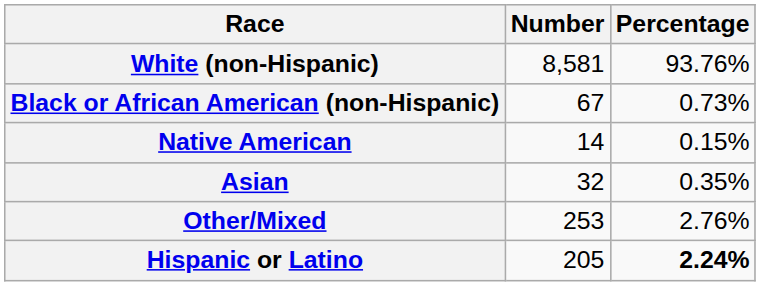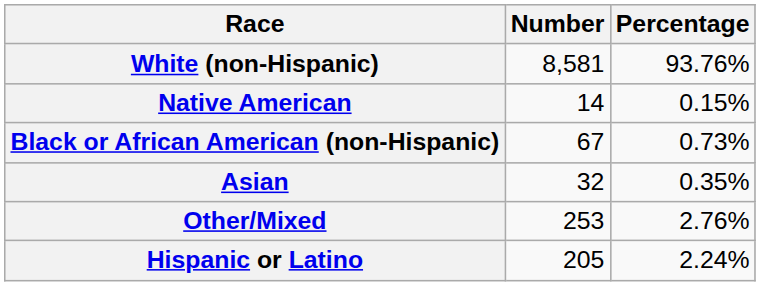rows swapped: (255, 102) <-> (255, 142)
(714, 260) bold -> (714, 260) normal
